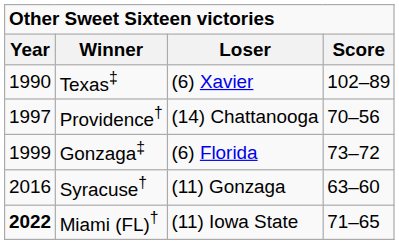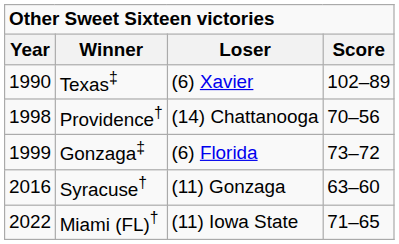(30, 116) 1997 -> (30, 116) 1998
(30, 222) bold -> (30, 222) normal
